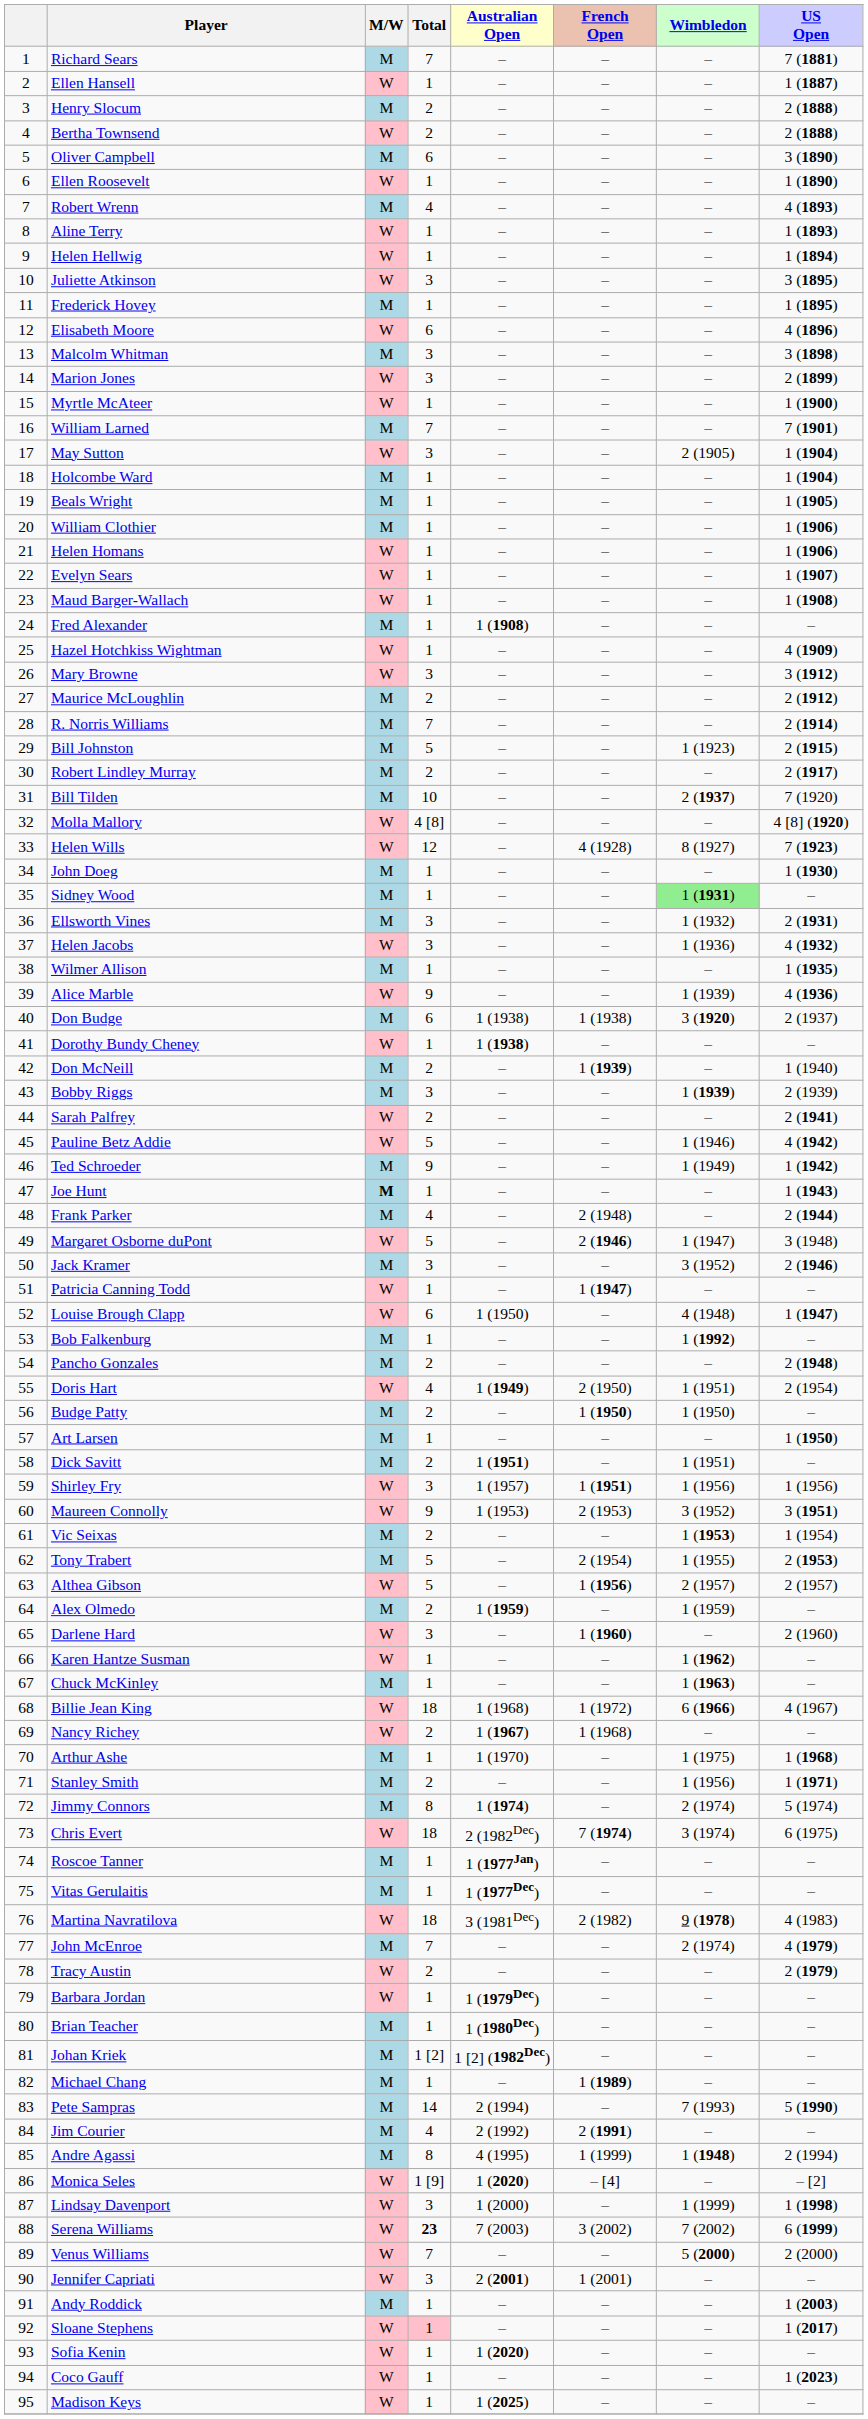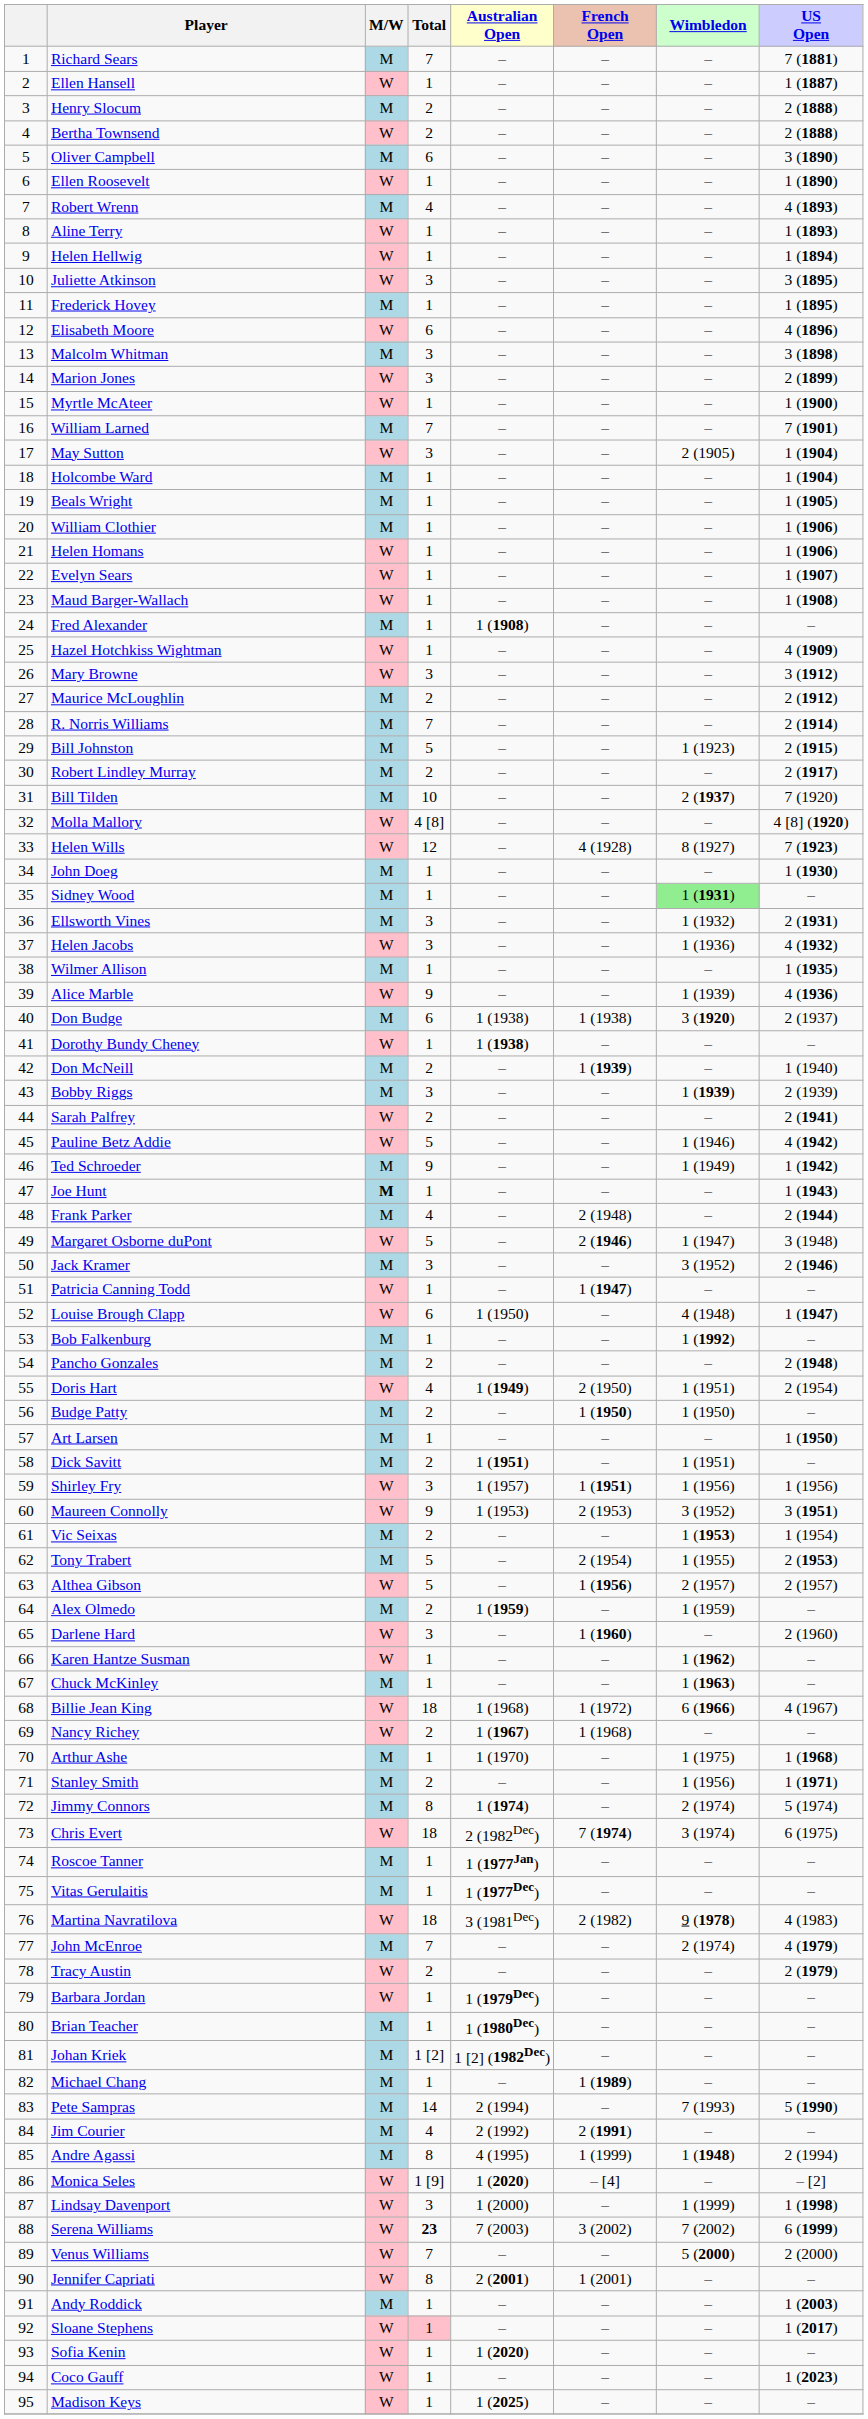(429, 2278) 3 -> (429, 2278) 8
